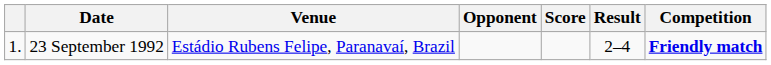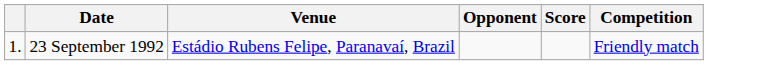- column: (617, 18)
(706, 45) bold -> (646, 45) normal
